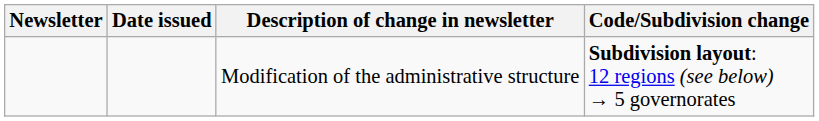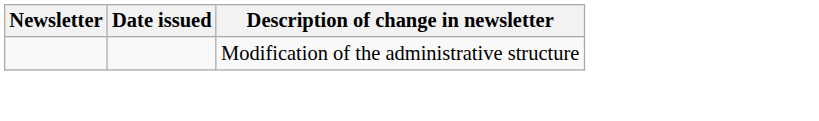- column: (699, 20)
